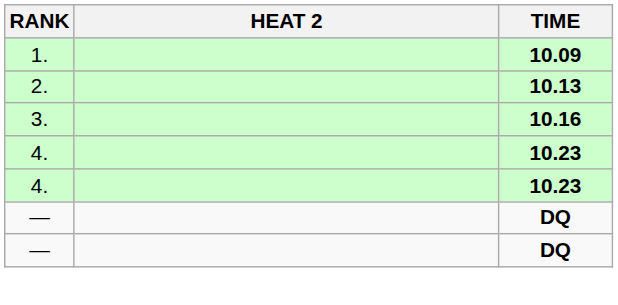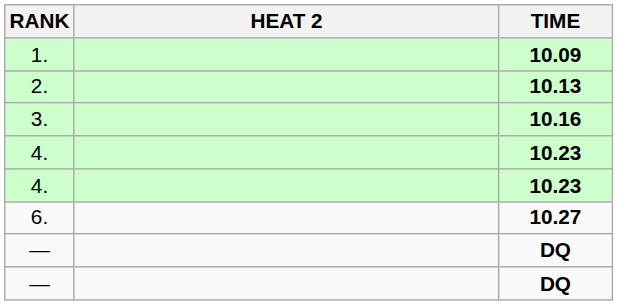+ row: (40, 218)
